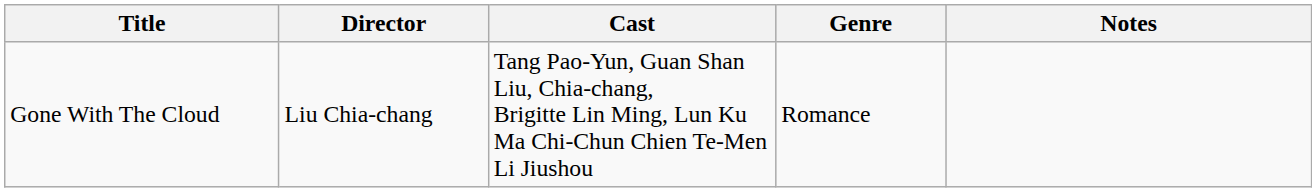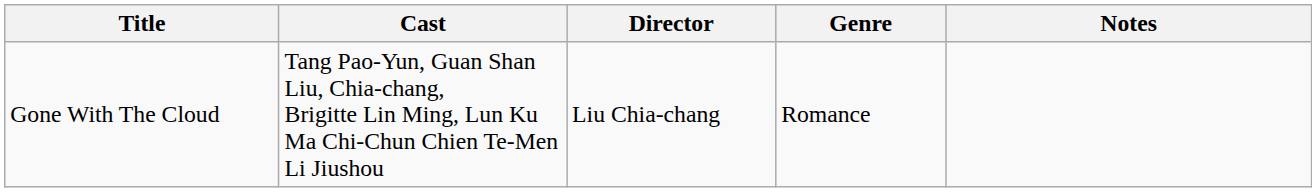columns swapped: (384, 23) <-> (632, 23)
